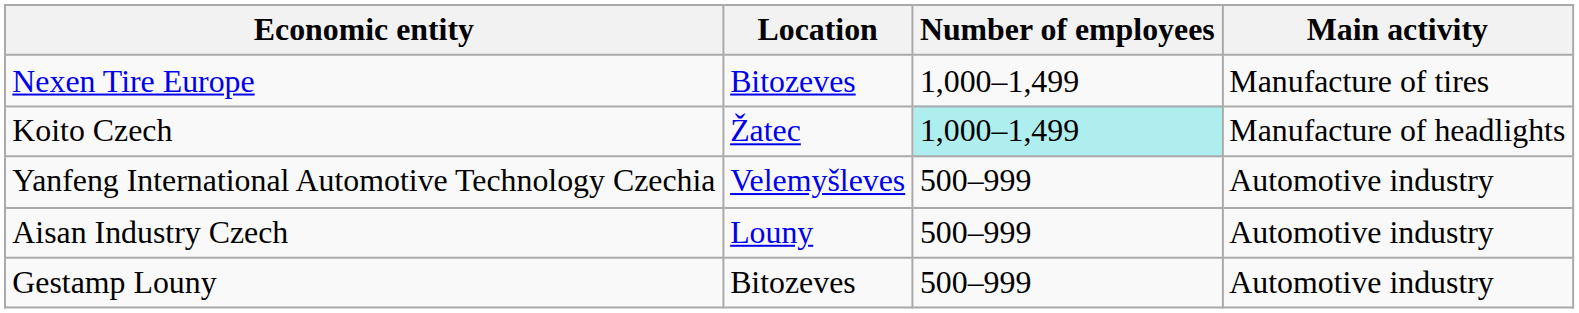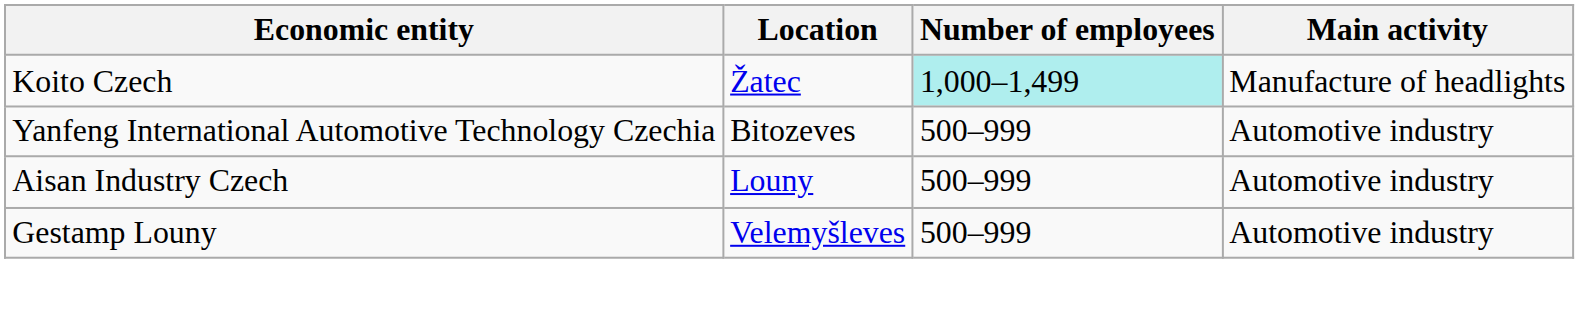- row: (133, 80)
(818, 181) Velemyšleves -> (793, 130) Bitozeves
(793, 282) Bitozeves -> (818, 231) Velemyšleves
